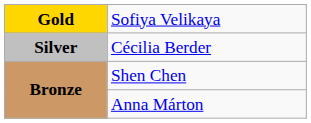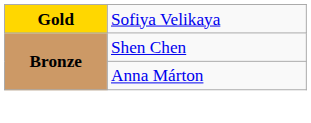- row: (161, 46)
